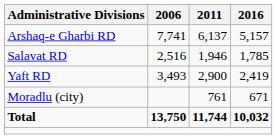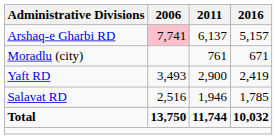(172, 35) no background -> (172, 35) pink background
rows swapped: (37, 55) <-> (45, 96)
